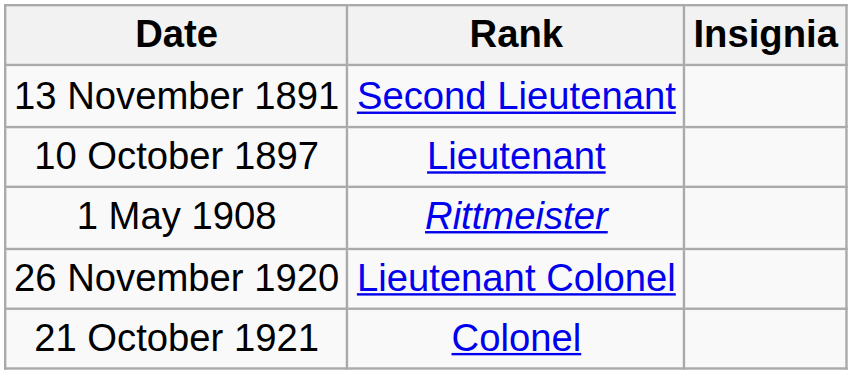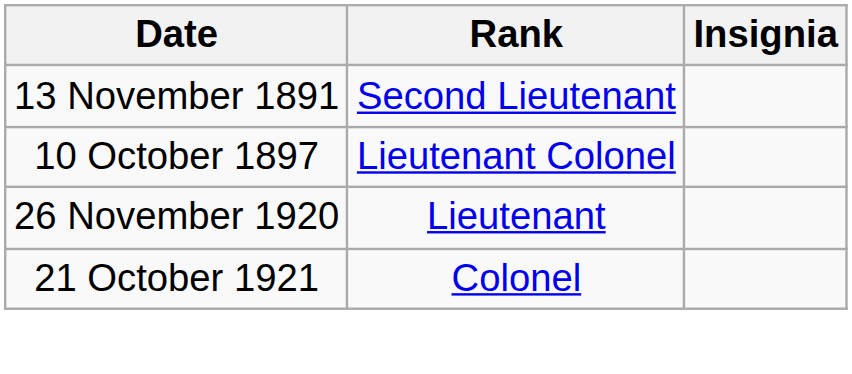(516, 156) Lieutenant -> (516, 156) Lieutenant Colonel
- row: (177, 216)
(516, 277) Lieutenant Colonel -> (516, 216) Lieutenant
